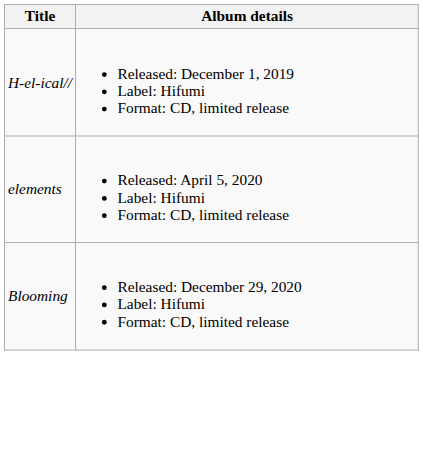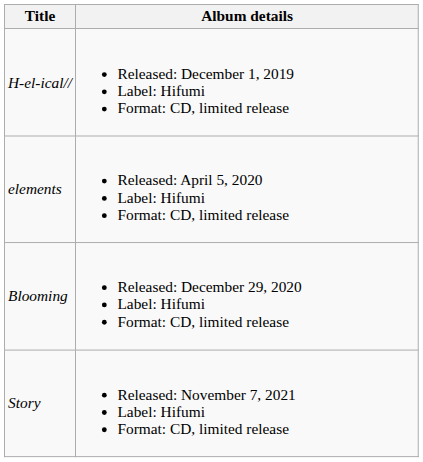+ row: (24, 403)
